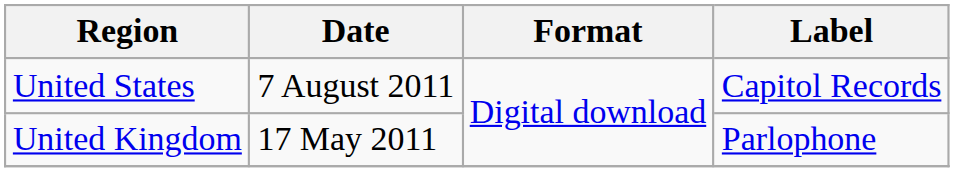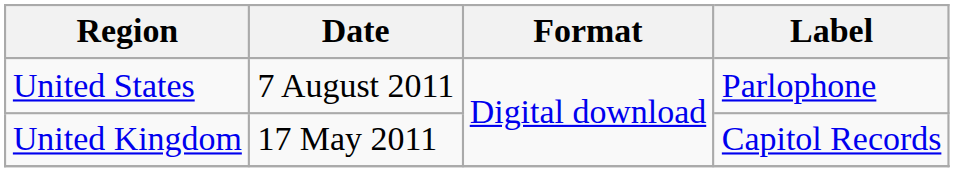(832, 85) Capitol Records -> (799, 85) Parlophone
(799, 138) Parlophone -> (832, 138) Capitol Records
